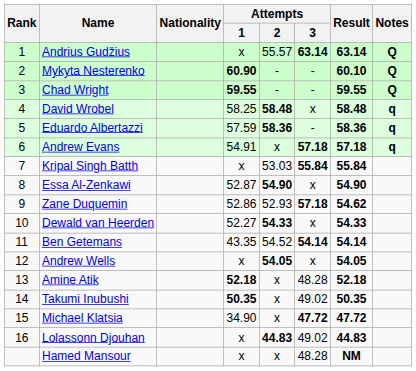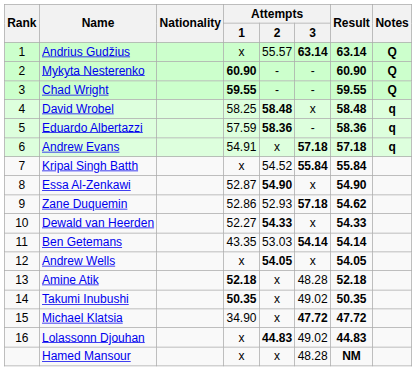(352, 71) 60.10 -> (352, 71) 60.90
(277, 166) 53.03 -> (277, 166) 54.52
(277, 242) 54.52 -> (277, 242) 53.03
